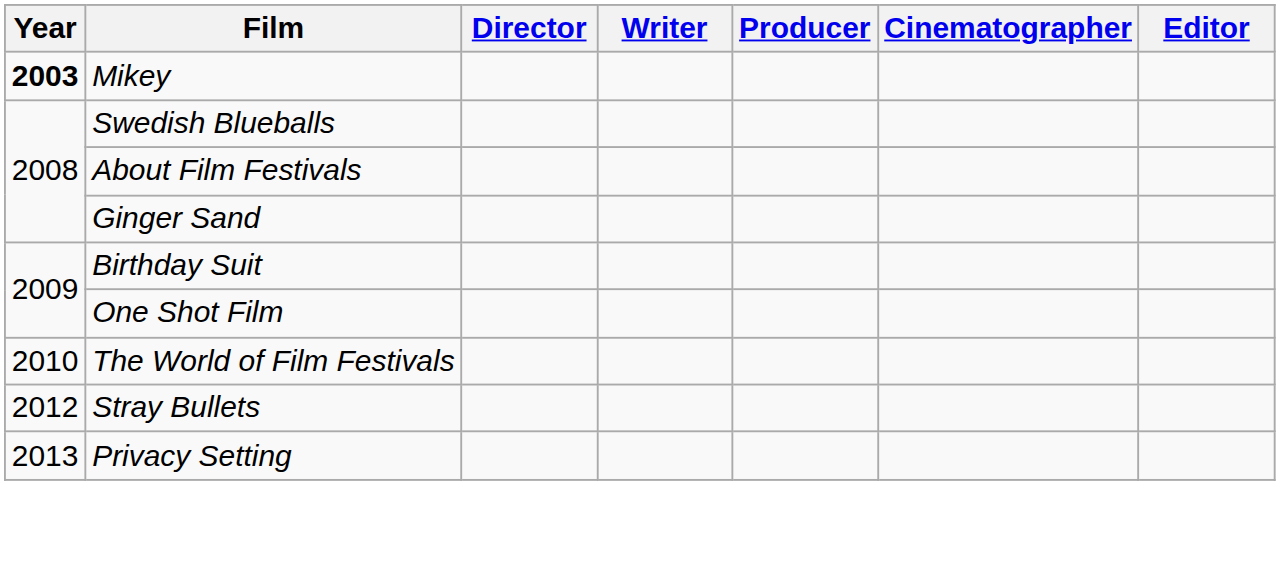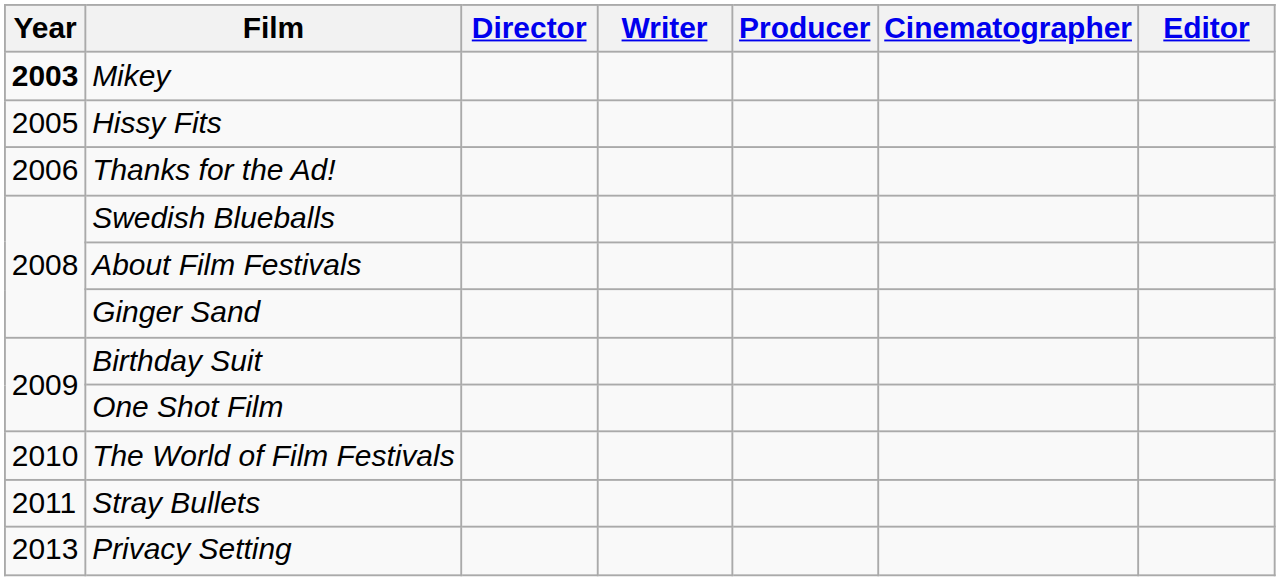+ row: (157, 123)
+ row: (214, 170)
(45, 407) 2012 -> (44, 502) 2011
